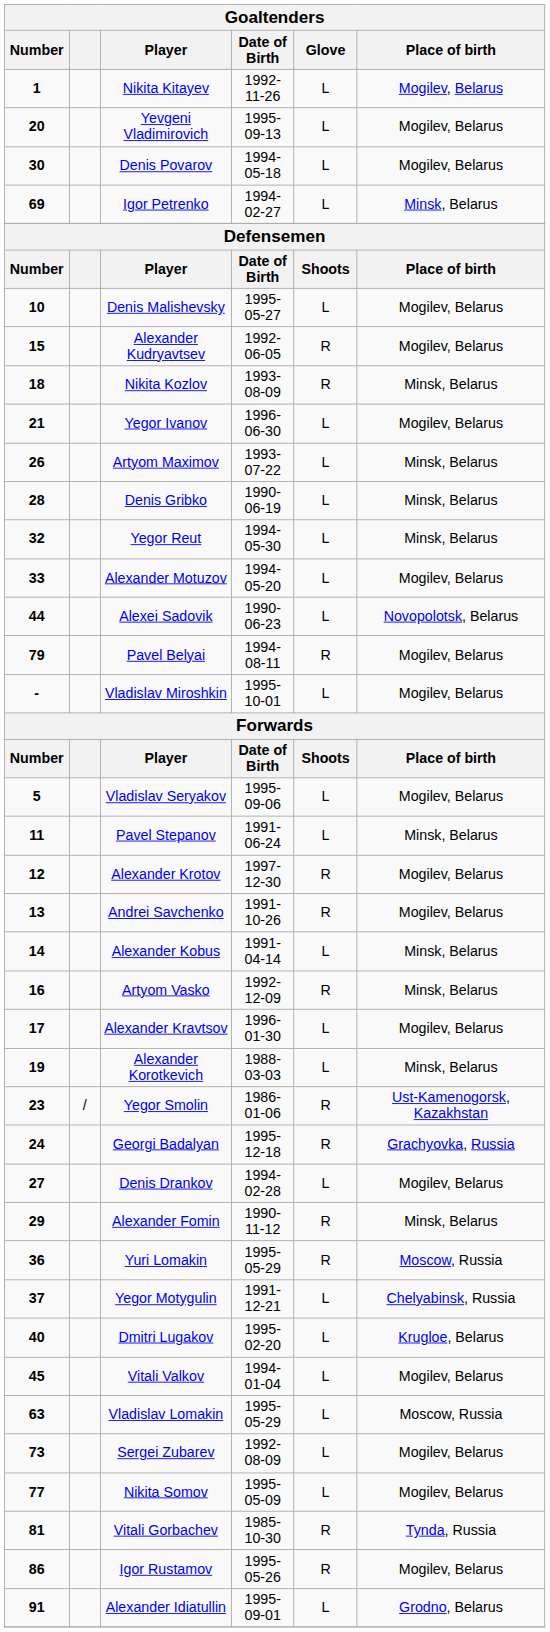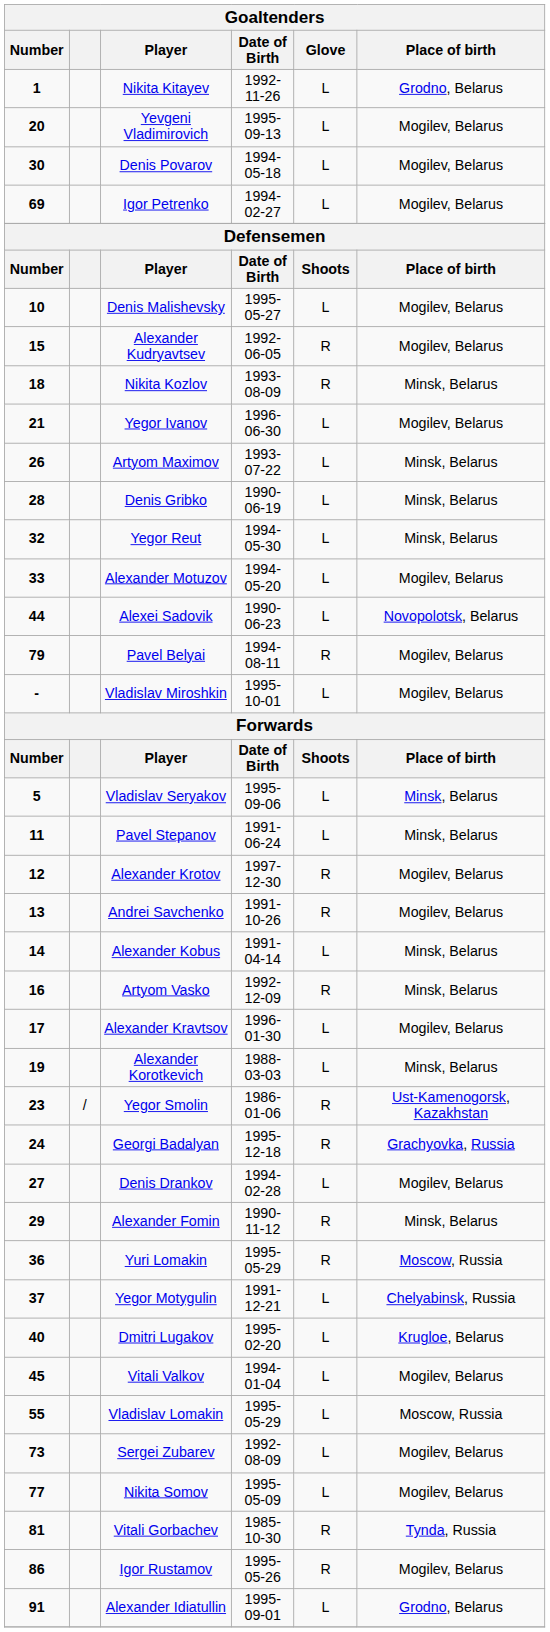(451, 88) Mogilev, Belarus -> (451, 88) Grodno, Belarus
(451, 204) Minsk, Belarus -> (451, 204) Mogilev, Belarus
(451, 797) Mogilev, Belarus -> (451, 797) Minsk, Belarus
(37, 1414) 63 -> (37, 1414) 55
